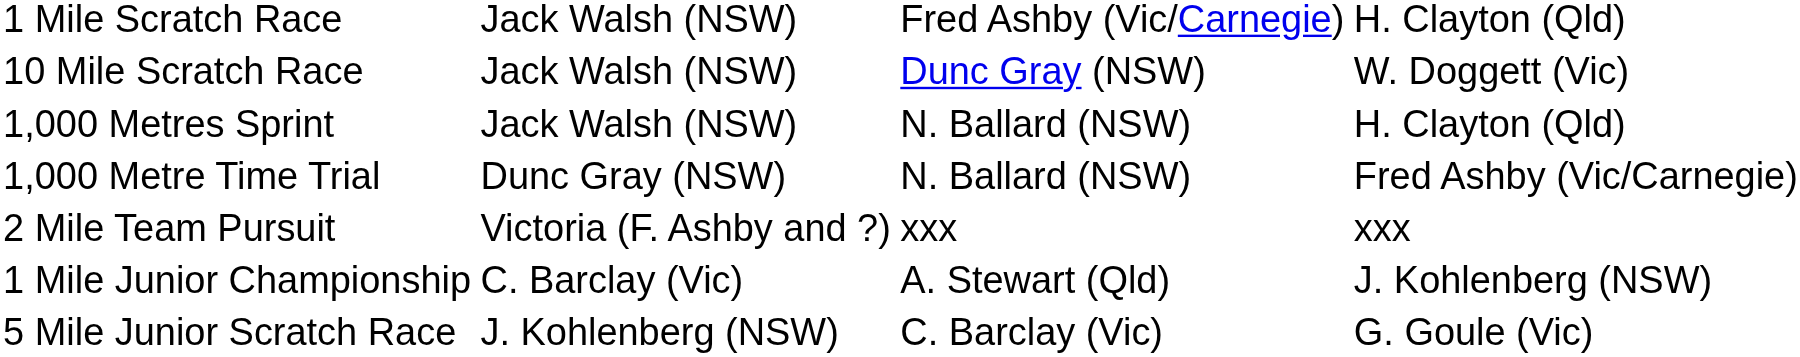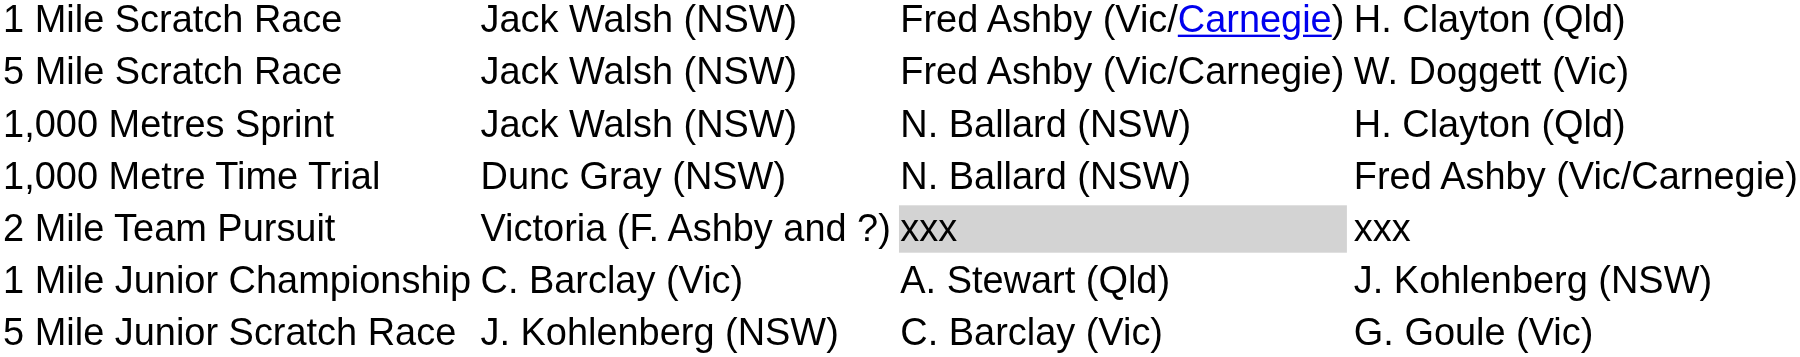+ row: (173, 71)
- row: (183, 71)
(929, 228) no background -> (929, 228) lightgrey background
